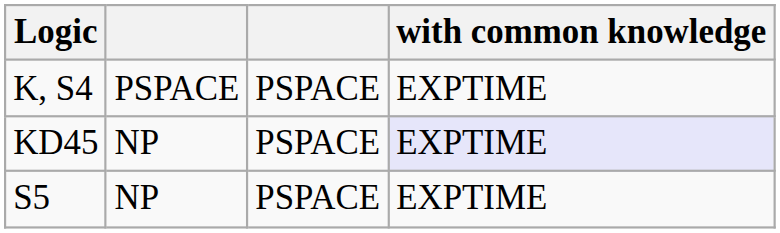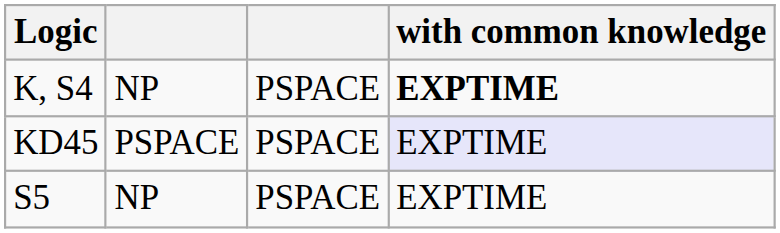(177, 87) PSPACE -> (137, 87) NP
(472, 87) normal -> (478, 87) bold
(137, 142) NP -> (177, 142) PSPACE
